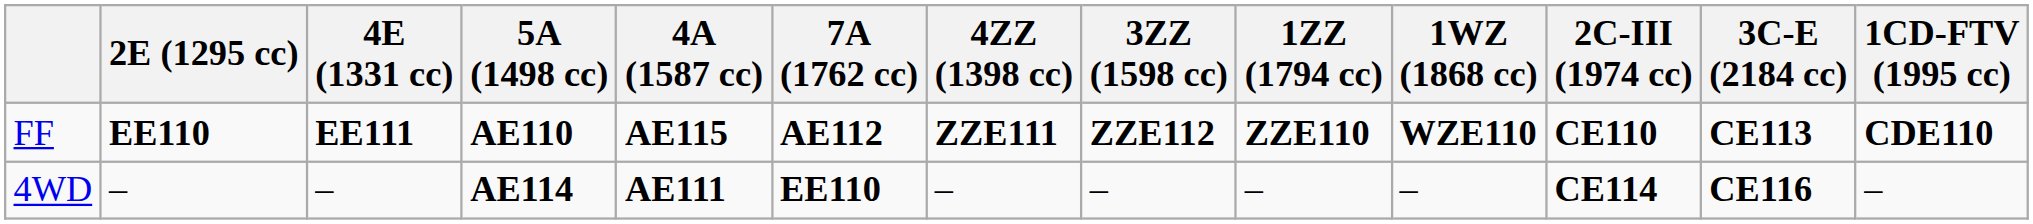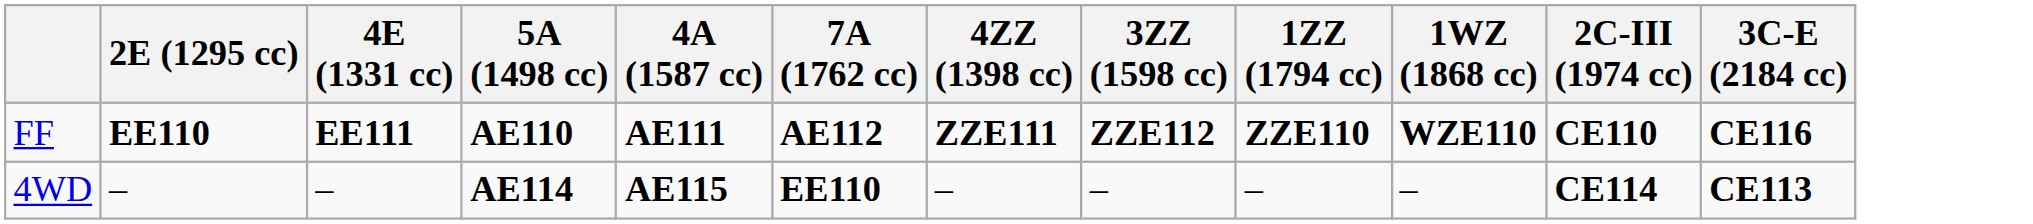- column: (1942, 53)
(677, 131) AE115 -> (676, 131) AE111
(1761, 131) CE113 -> (1761, 131) CE116
(676, 189) AE111 -> (677, 189) AE115
(1761, 189) CE116 -> (1761, 189) CE113
